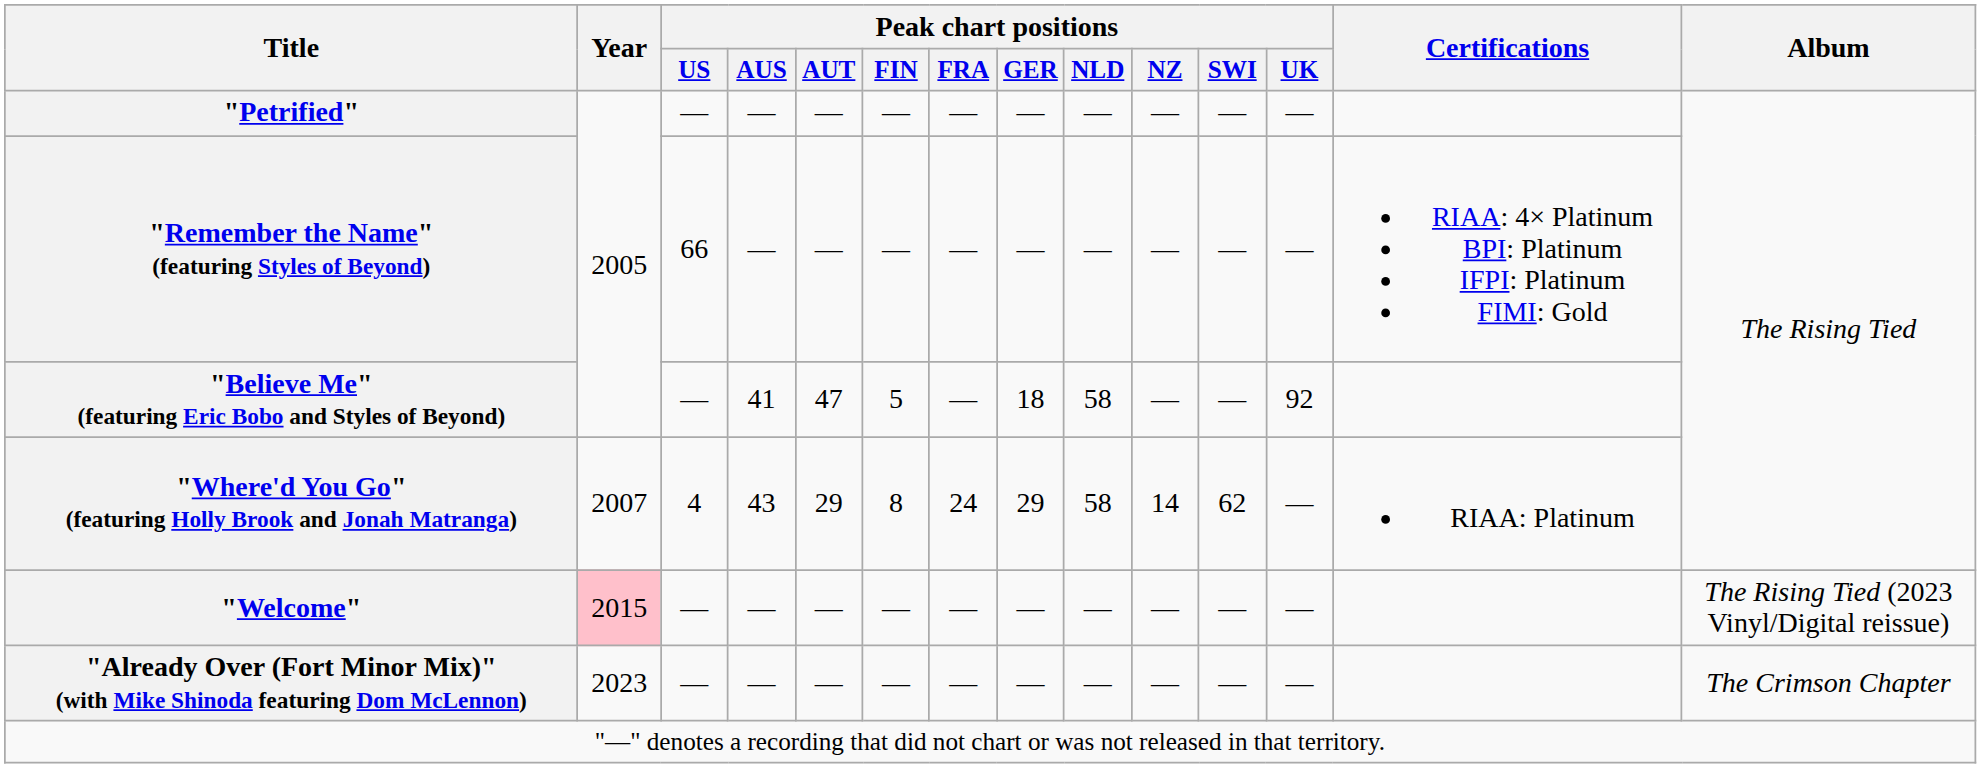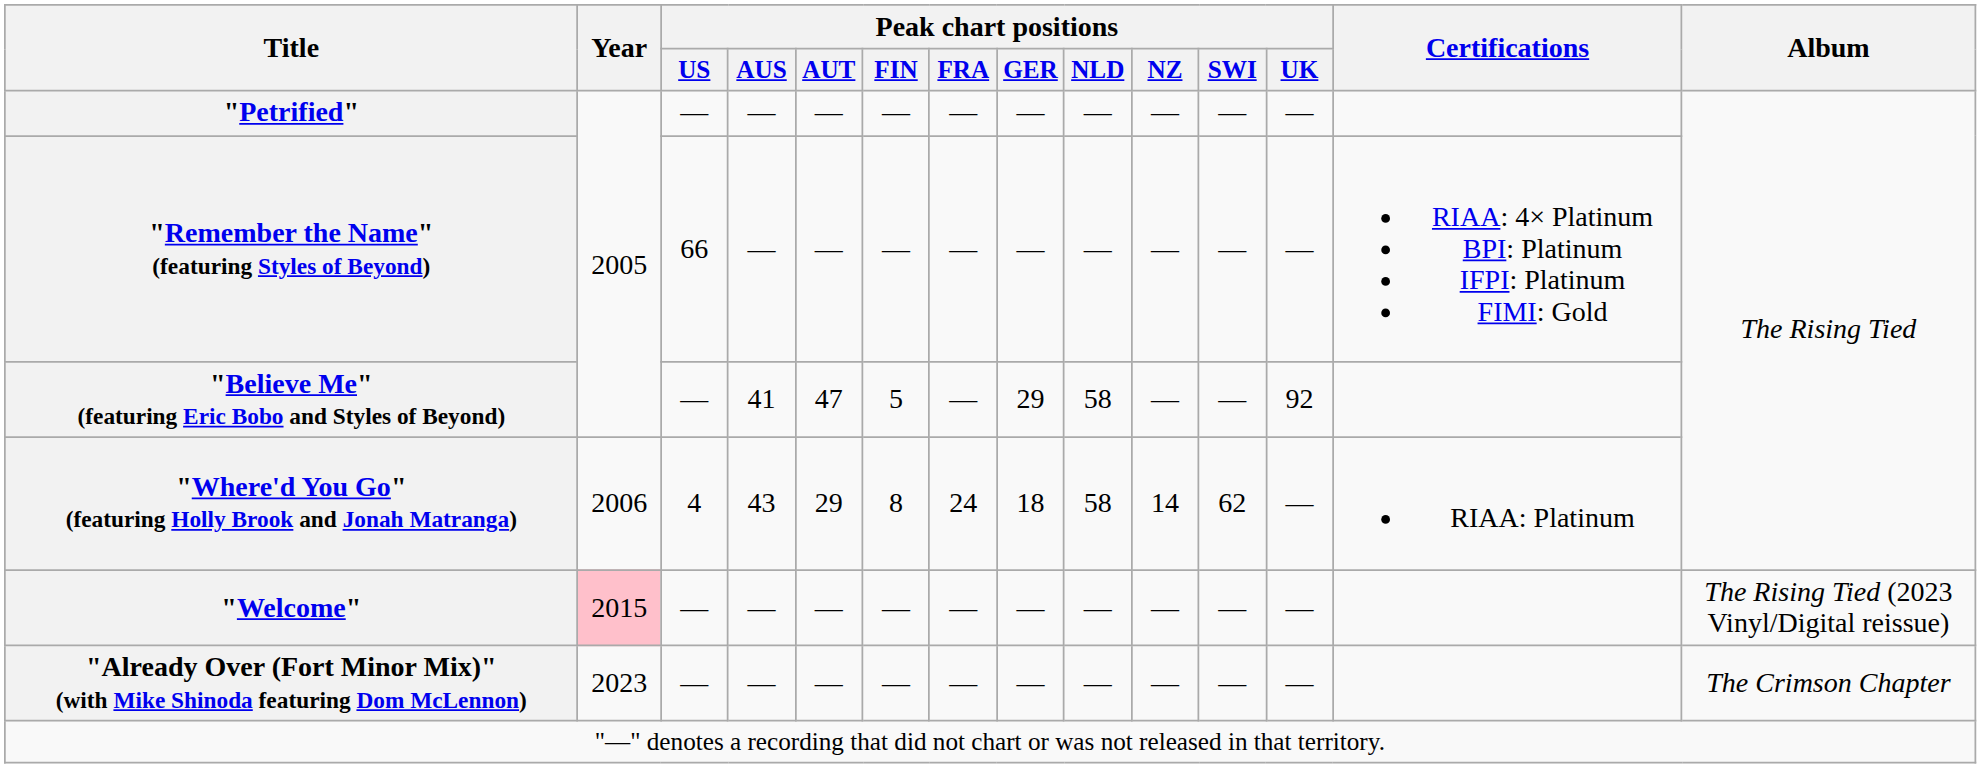(1030, 399) 18 -> (1030, 399) 29
(619, 503) 2007 -> (619, 503) 2006
(1030, 503) 29 -> (1030, 503) 18
